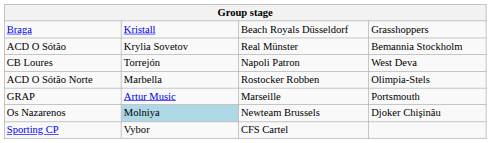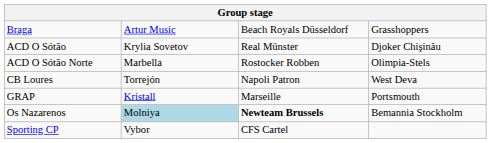(140, 29) Kristall -> (150, 29) Artur Music
(417, 46) Bemannia Stockholm -> (406, 46) Djoker Chişinău
rows swapped: (50, 79) <-> (30, 63)
(150, 96) Artur Music -> (140, 96) Kristall
(280, 113) normal -> (282, 113) bold
(406, 113) Djoker Chişinău -> (417, 113) Bemannia Stockholm
